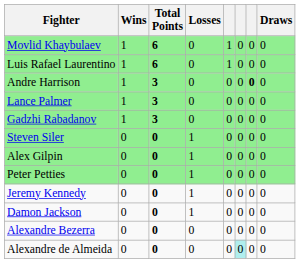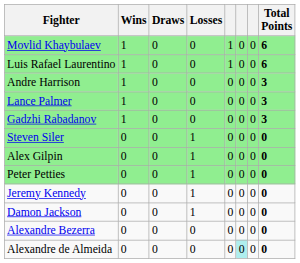columns swapped: (276, 20) <-> (167, 20)
(252, 82) bold -> (253, 82) normal
